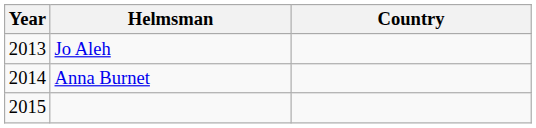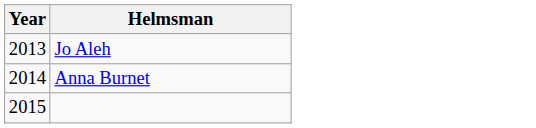- column: (411, 19)
